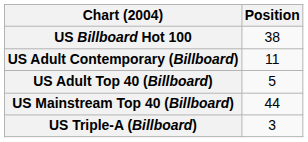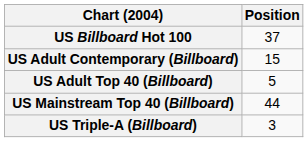(272, 37) 38 -> (272, 37) 37
(272, 59) 11 -> (272, 59) 15
